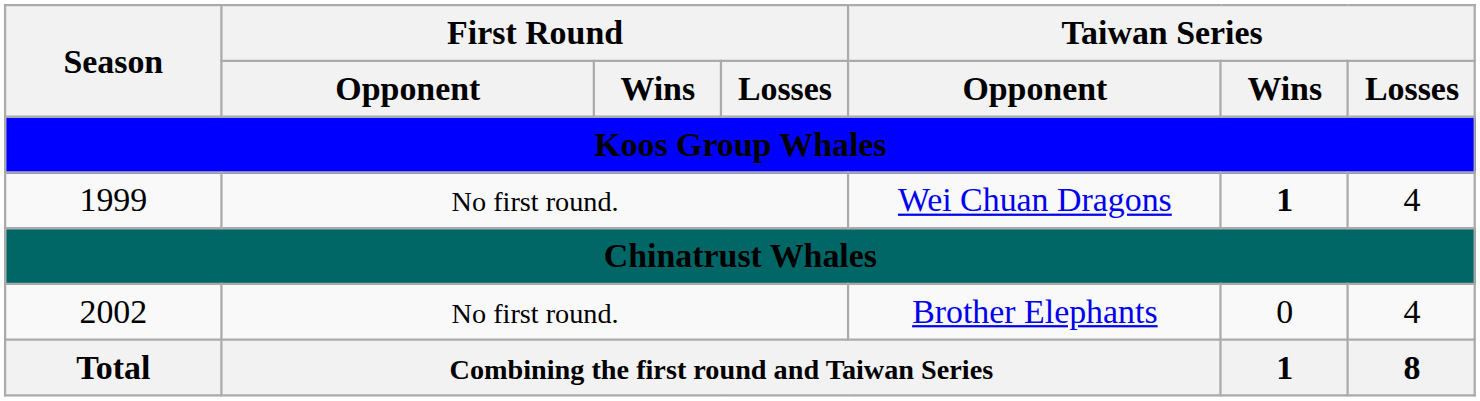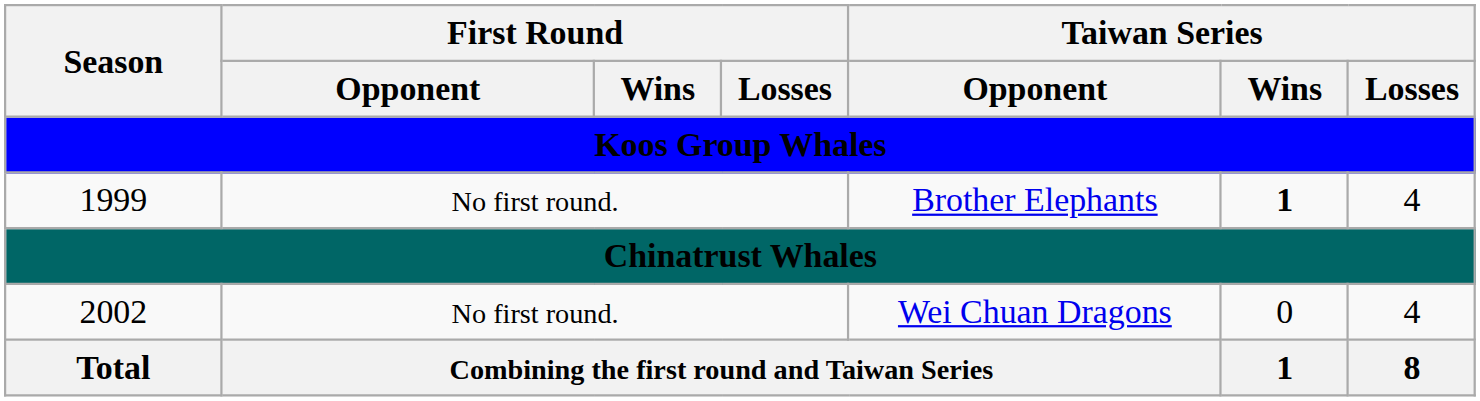(1035, 200) Wei Chuan Dragons -> (1035, 200) Brother Elephants
(1035, 312) Brother Elephants -> (1035, 312) Wei Chuan Dragons
